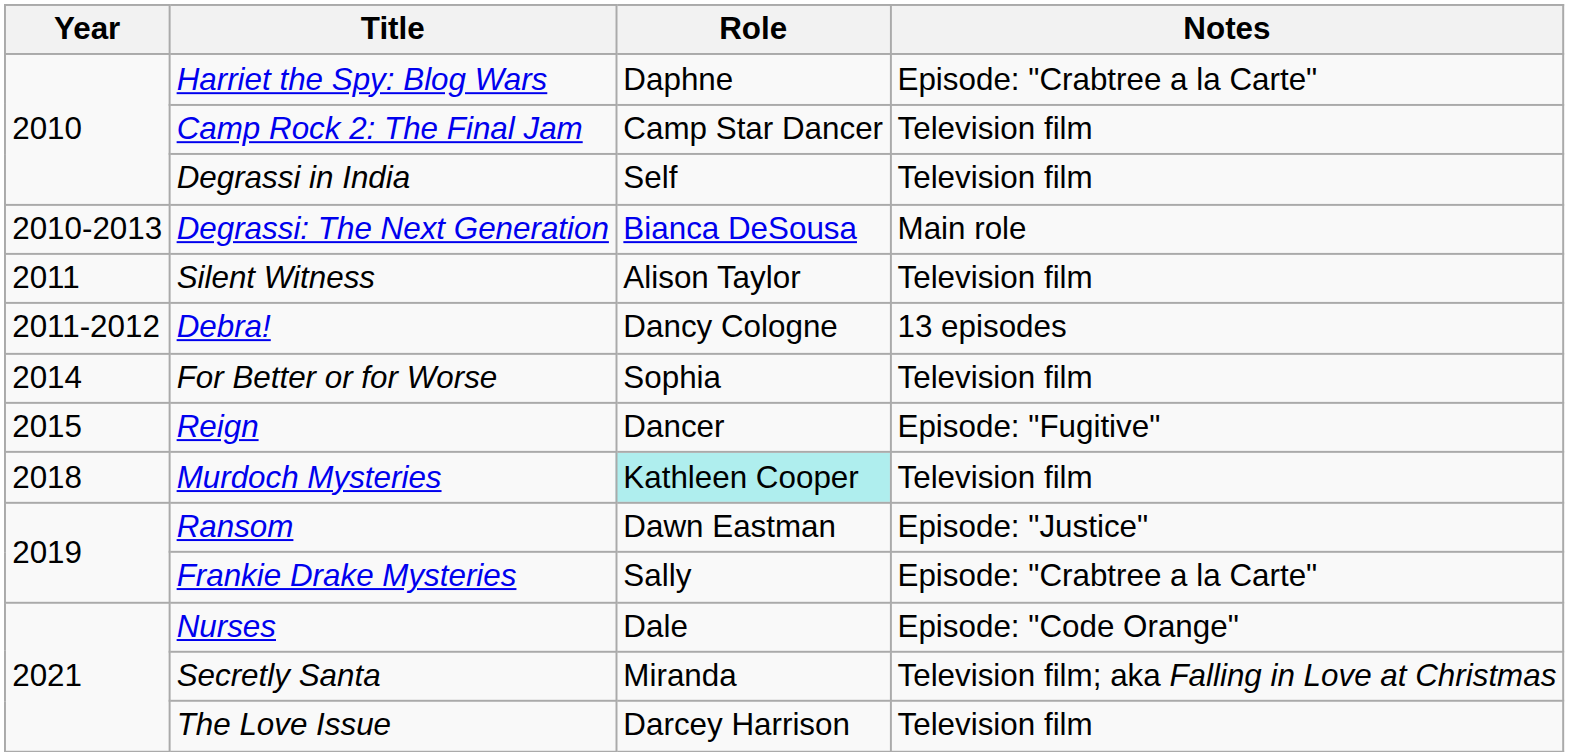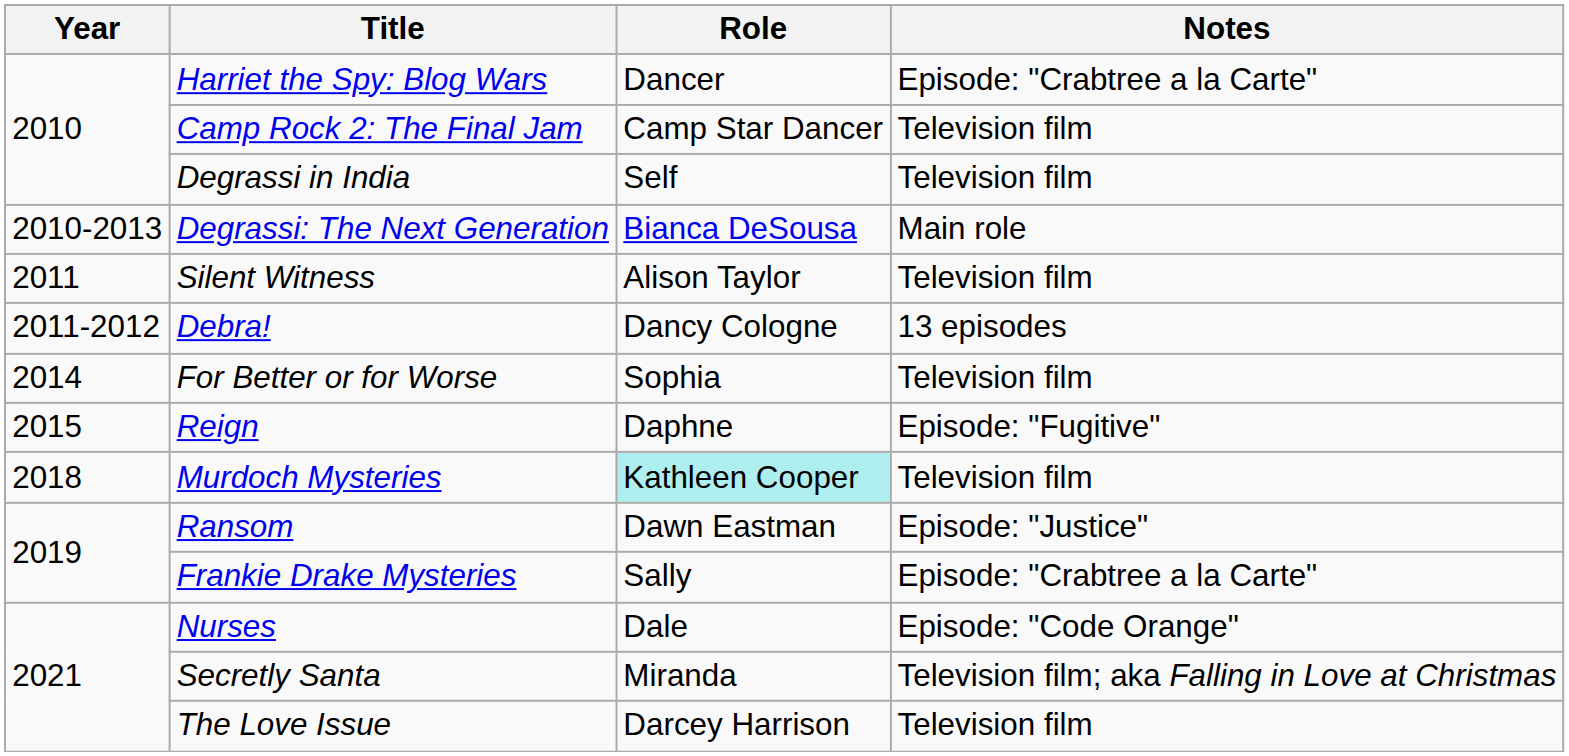(678, 79) Daphne -> (674, 79) Dancer
(674, 427) Dancer -> (678, 427) Daphne
